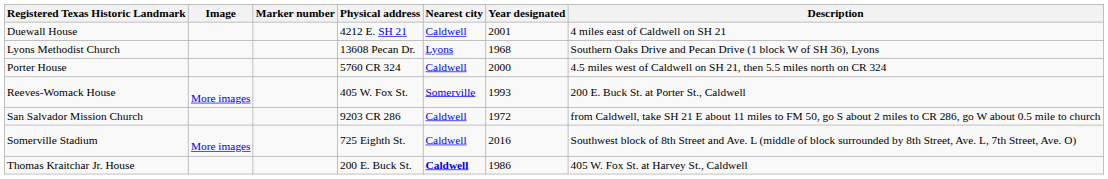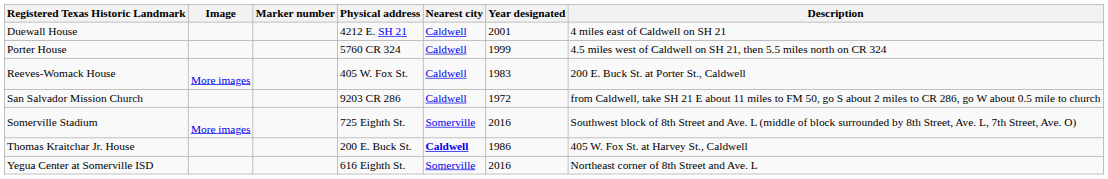- row: (63, 49)
(500, 67) 2000 -> (500, 49) 1999
(450, 91) Somerville -> (446, 73) Caldwell
(500, 91) 1993 -> (500, 73) 1983
(446, 140) Caldwell -> (450, 122) Somerville
+ row: (80, 165)
